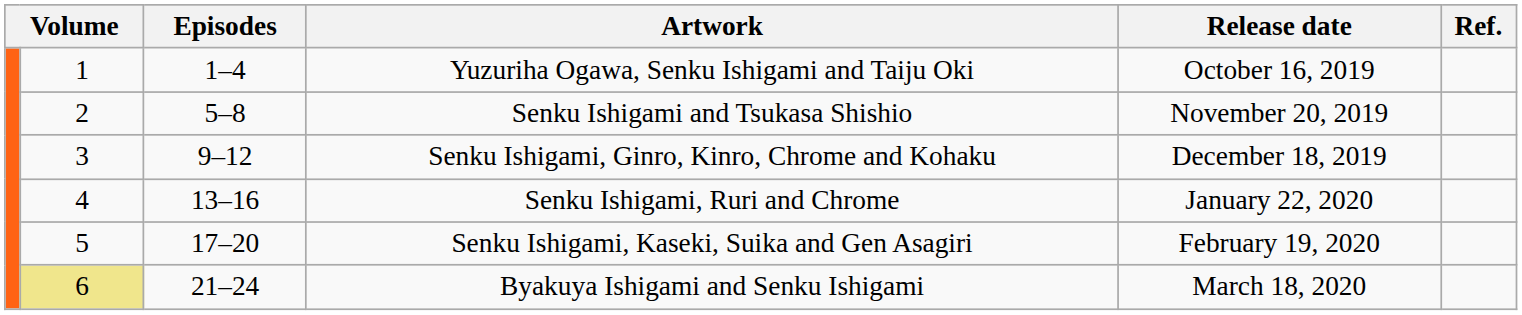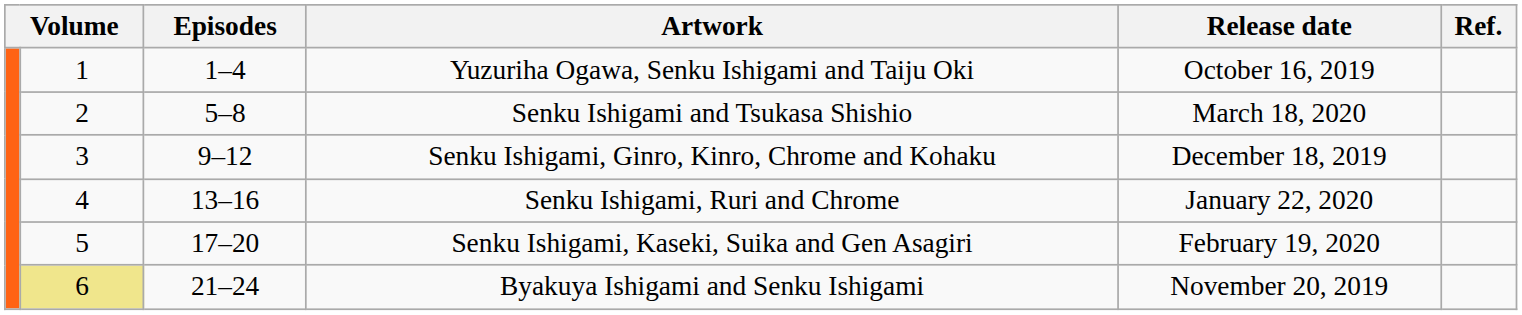(1279, 112) November 20, 2019 -> (1279, 112) March 18, 2020
(1279, 286) March 18, 2020 -> (1279, 286) November 20, 2019
